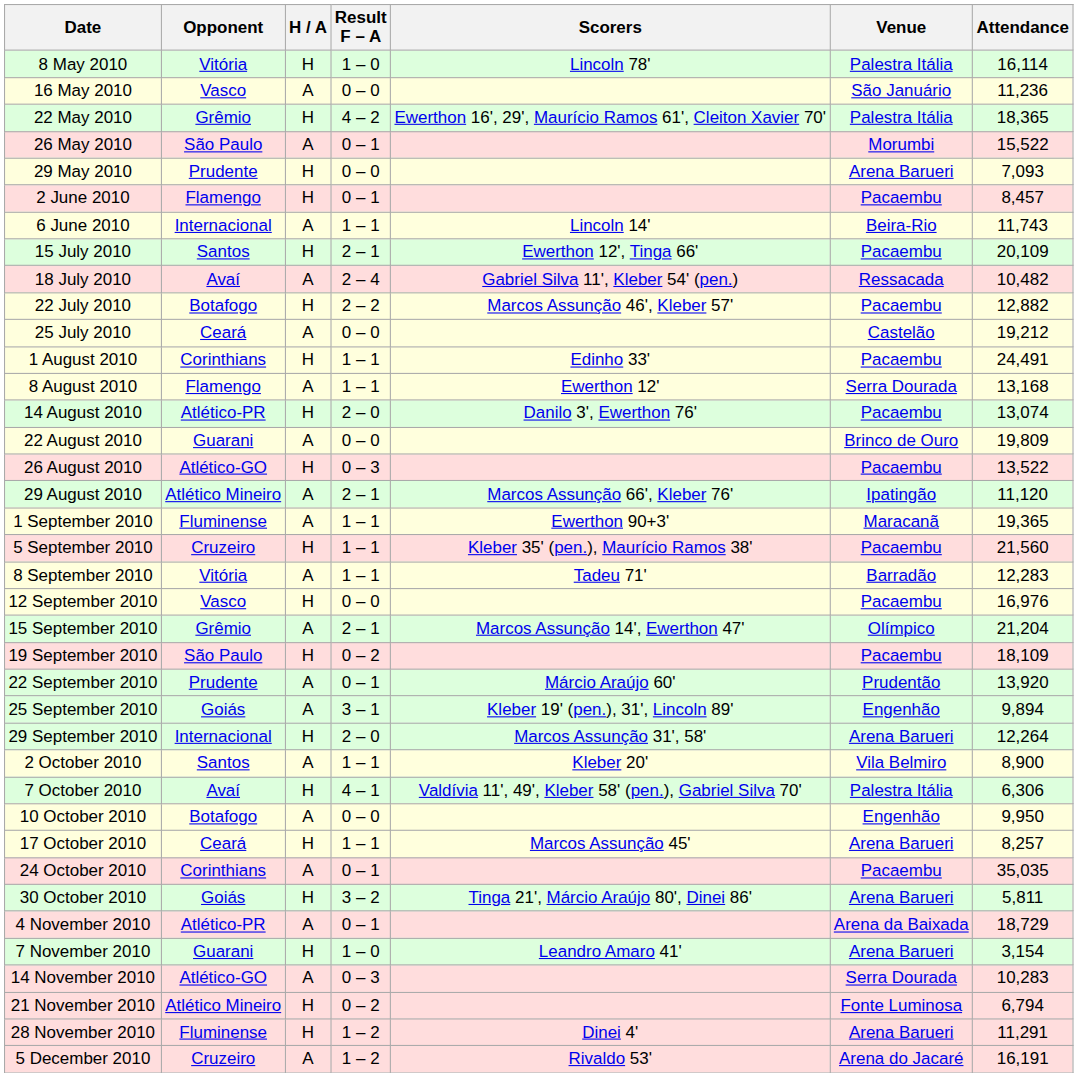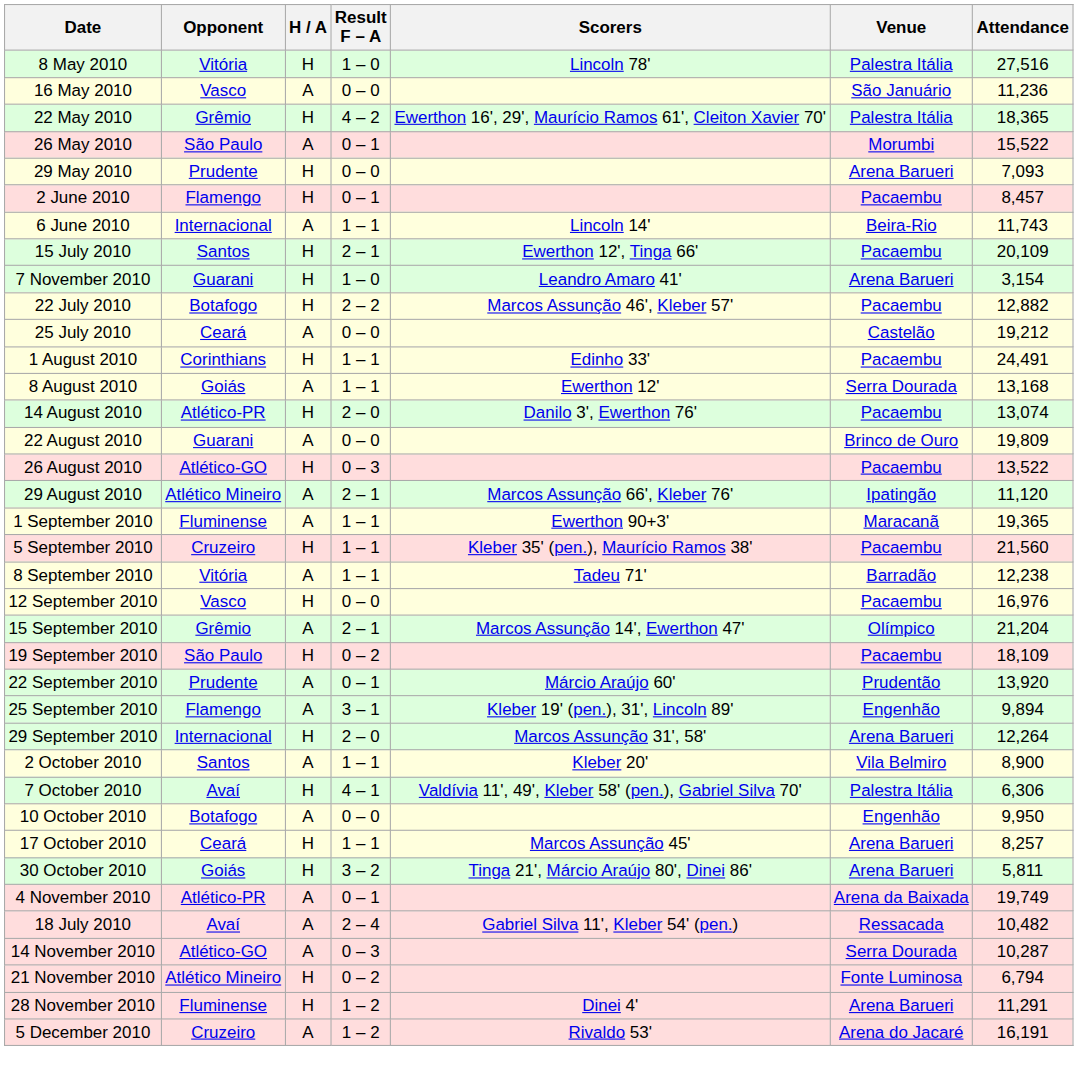(1023, 63) 16,114 -> (1023, 63) 27,516
rows swapped: (83, 279) <-> (83, 951)
(223, 386) Flamengo -> (223, 386) Goiás
(1023, 574) 12,283 -> (1023, 574) 12,238
(223, 709) Goiás -> (223, 709) Flamengo
- row: (83, 870)
(1023, 924) 18,729 -> (1023, 897) 19,749
(1023, 978) 10,283 -> (1023, 951) 10,287
